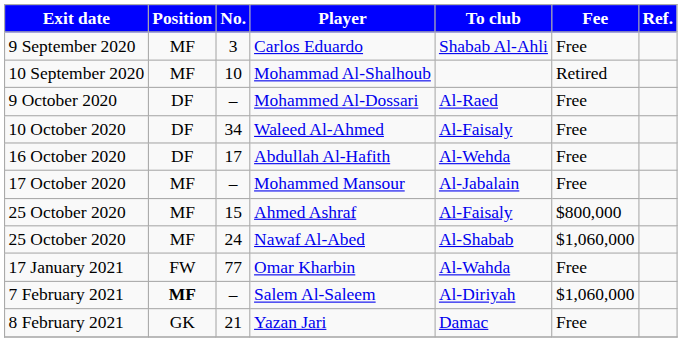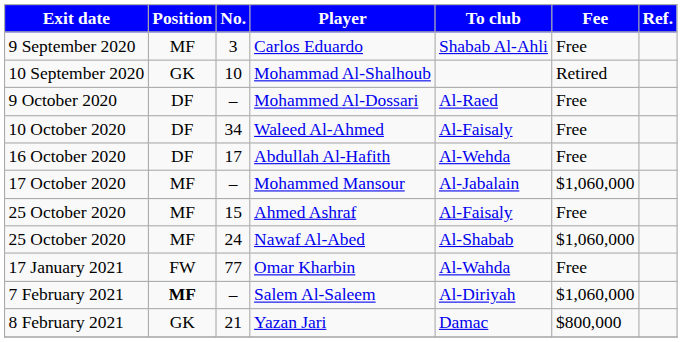(182, 73) MF -> (182, 73) GK
(571, 184) Free -> (595, 184) $1,060,000
(589, 211) $800,000 -> (571, 211) Free
(571, 322) Free -> (589, 322) $800,000
